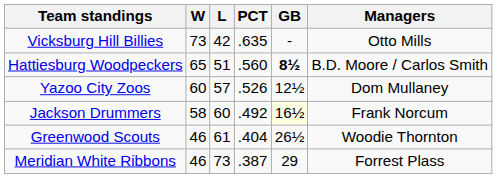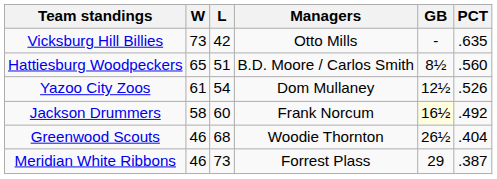columns swapped: (253, 16) <-> (400, 16)
(290, 64) bold -> (436, 64) normal
(198, 88) 60 -> (198, 88) 61
(222, 88) 57 -> (222, 88) 54
(222, 137) 61 -> (222, 137) 68
